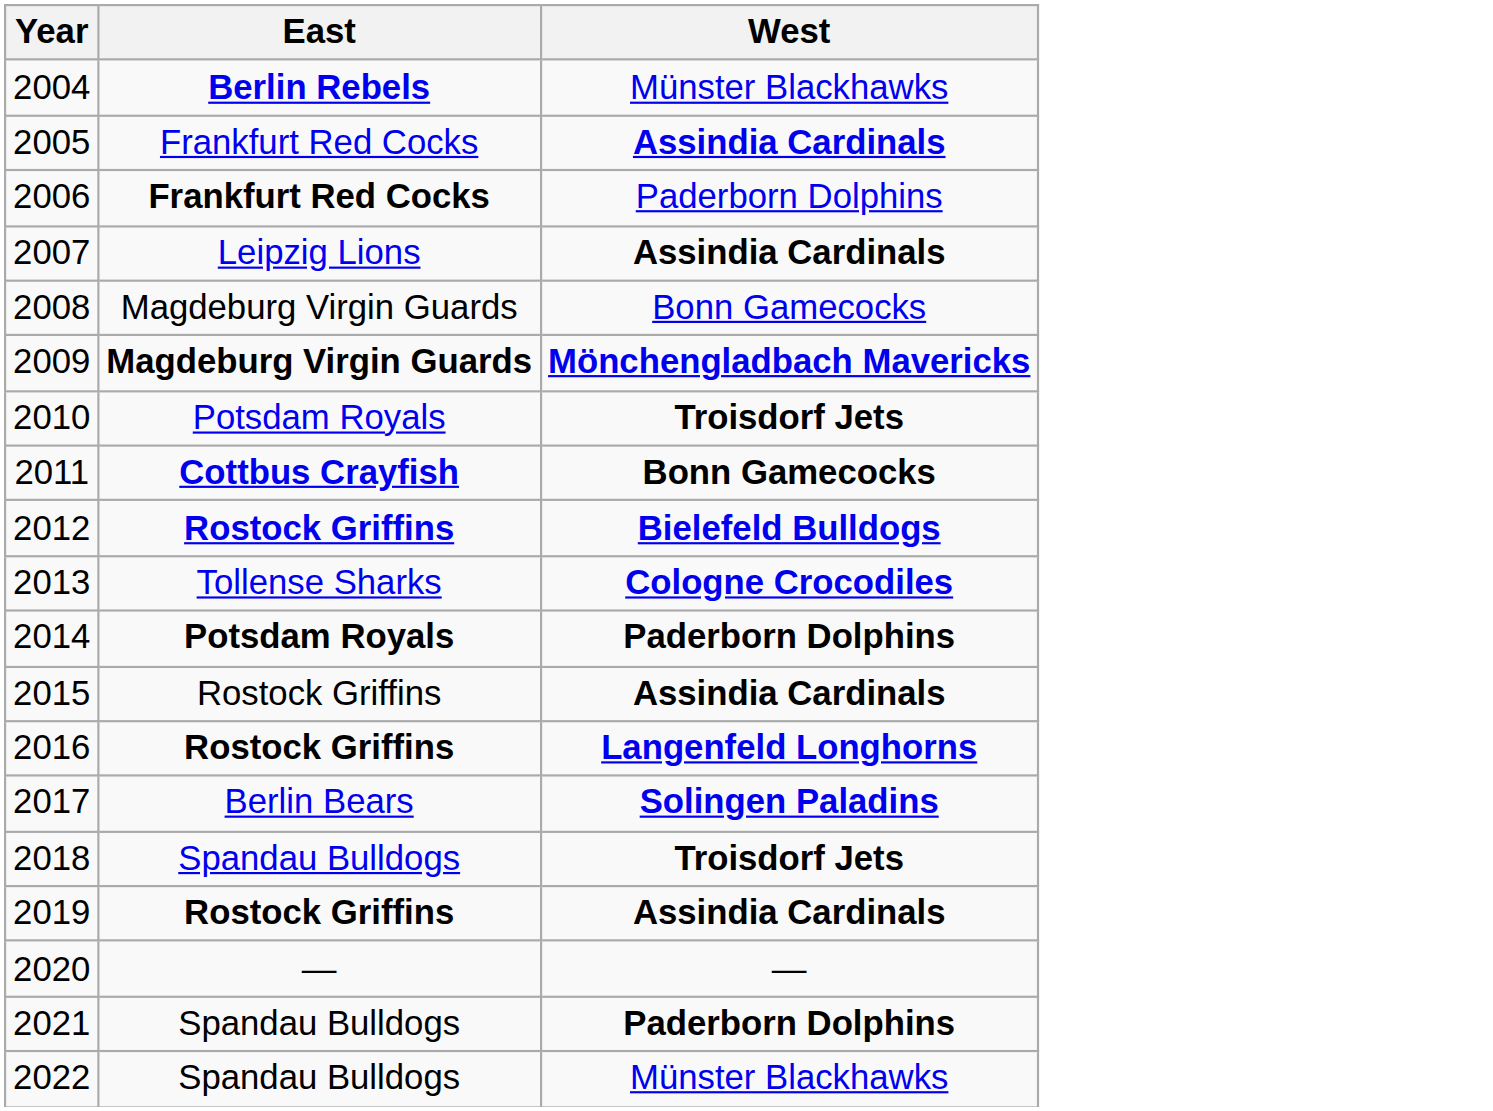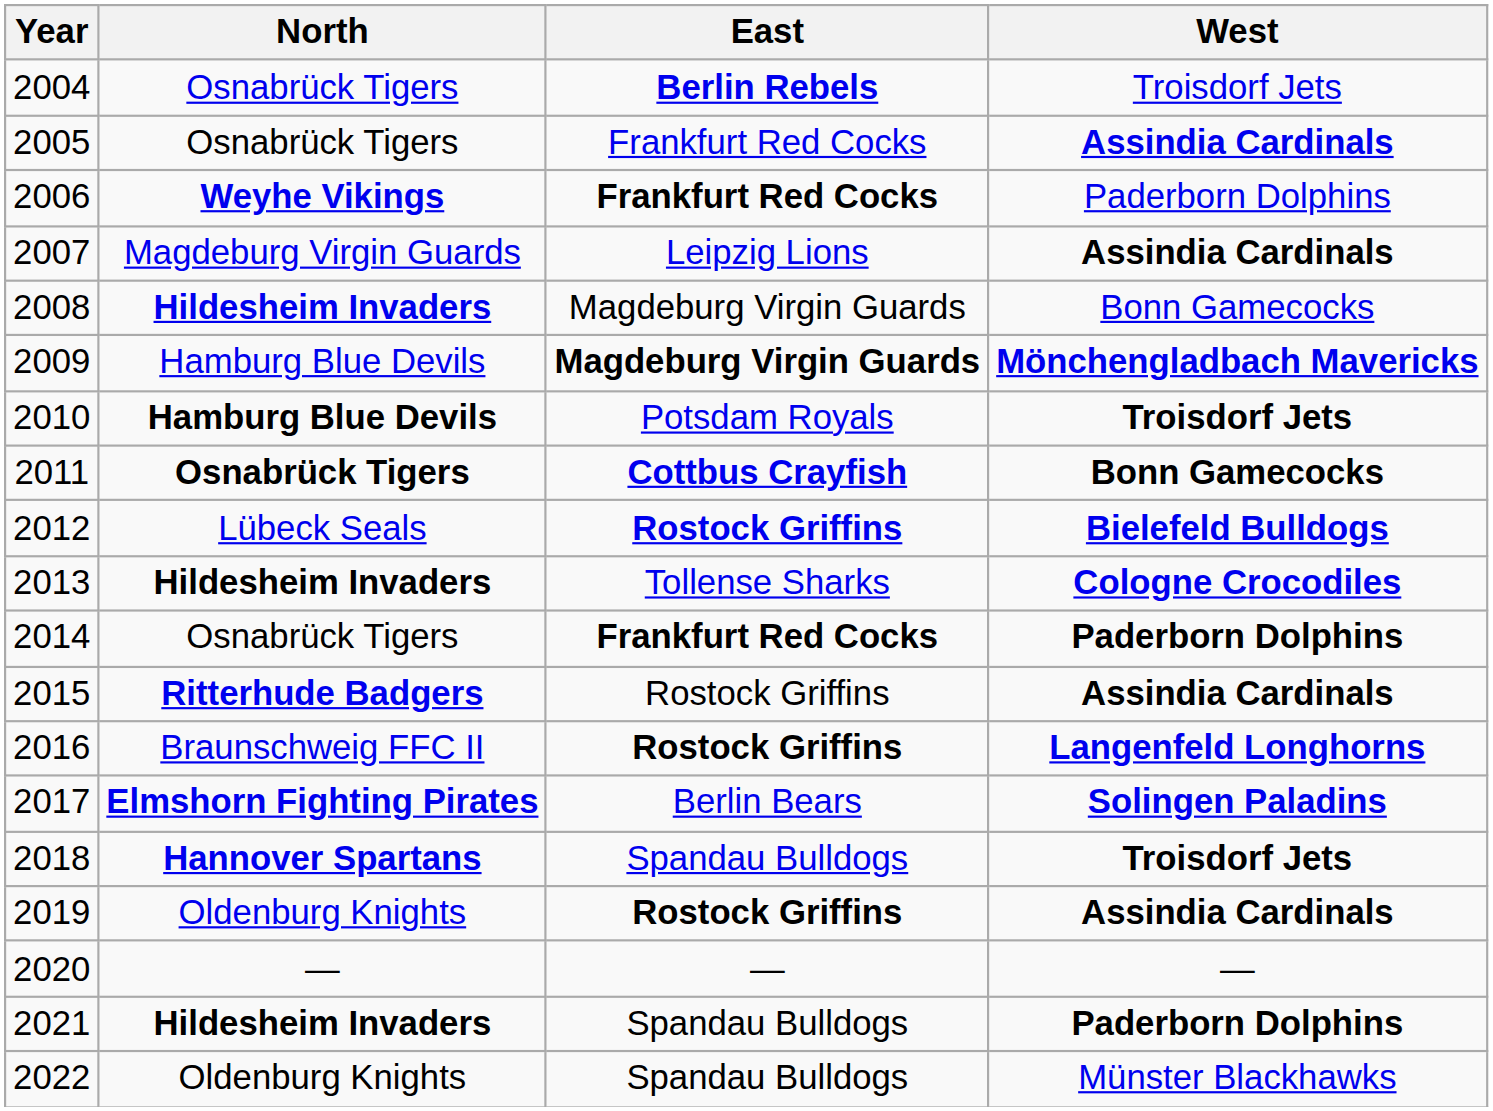+ column: (322, 32)
(789, 87) Münster Blackhawks -> (1237, 87) Troisdorf Jets
(319, 637) Potsdam Royals -> (767, 637) Frankfurt Red Cocks
